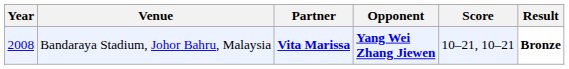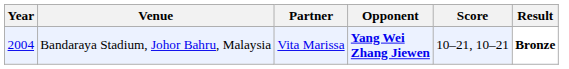(21, 45) 2008 -> (21, 45) 2004
(314, 45) bold -> (311, 45) normal
